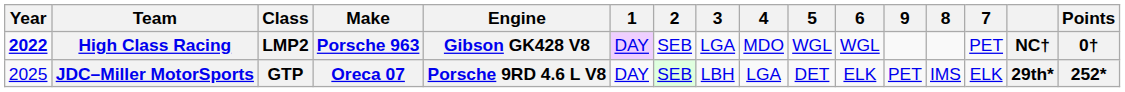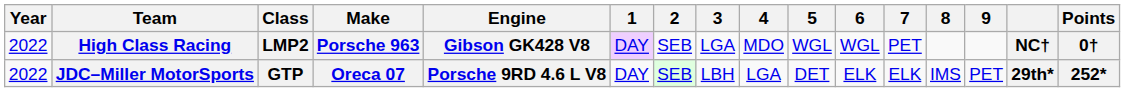columns swapped: (986, 18) <-> (905, 18)
(28, 45) bold -> (28, 45) normal
(28, 73) 2025 -> (28, 73) 2022
